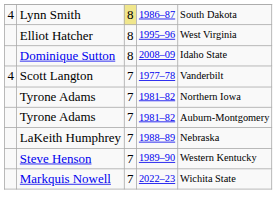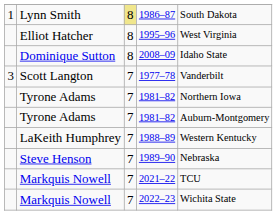(11, 14) 4 -> (11, 14) 1
(11, 76) 4 -> (11, 76) 3
(200, 138) Nebraska -> (218, 138) Western Kentucky
(218, 158) Western Kentucky -> (200, 158) Nebraska
+ row: (65, 179)
